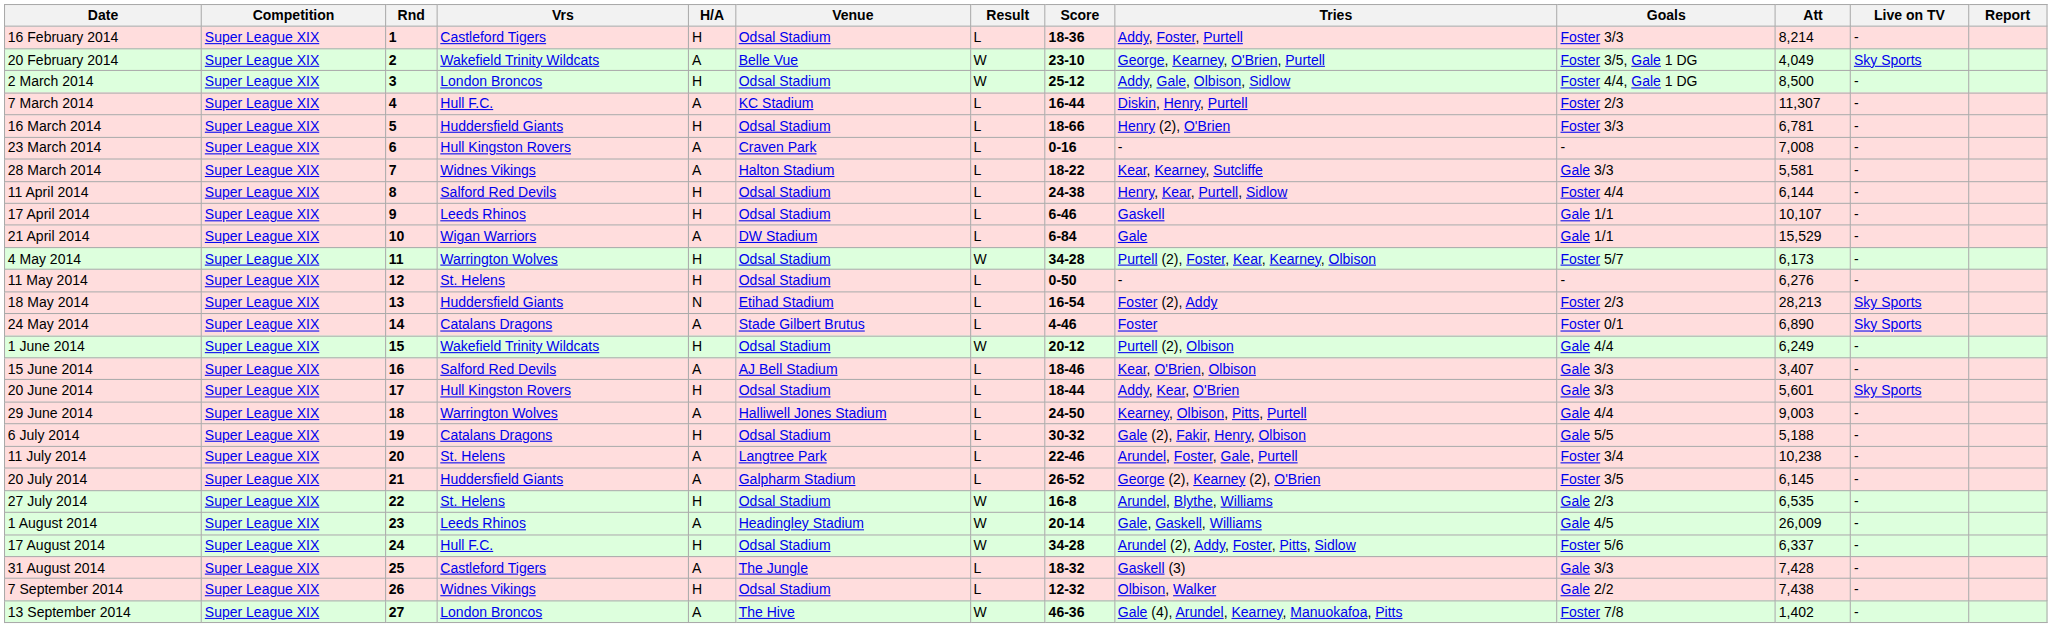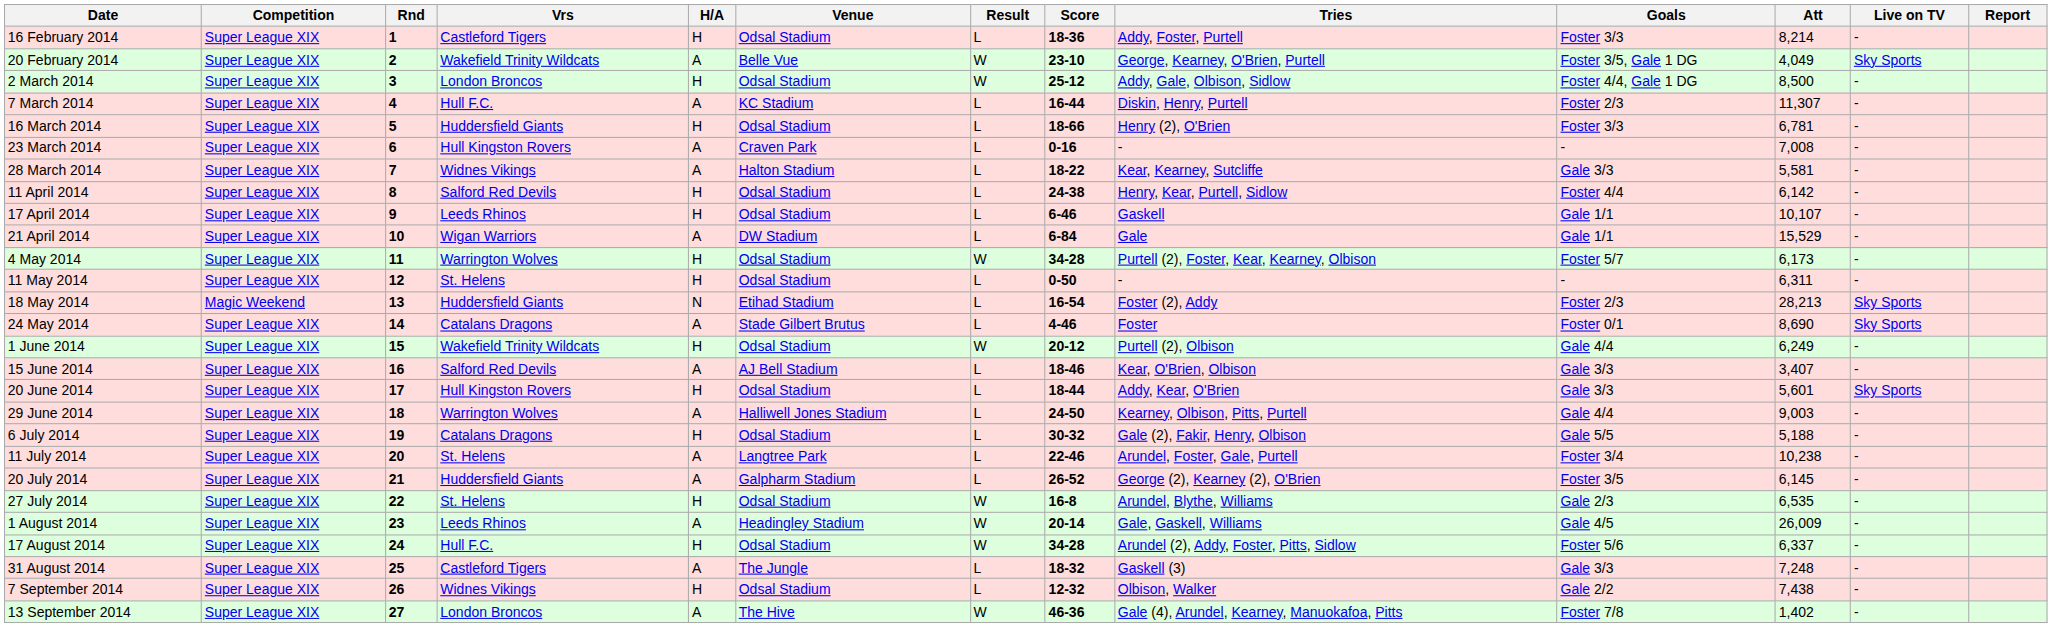(1796, 192) 6,144 -> (1796, 192) 6,142
(1796, 280) 6,276 -> (1796, 280) 6,311
(262, 302) Super League XIX -> (255, 302) Magic Weekend
(1796, 324) 6,890 -> (1796, 324) 8,690
(1796, 567) 7,428 -> (1796, 567) 7,248
